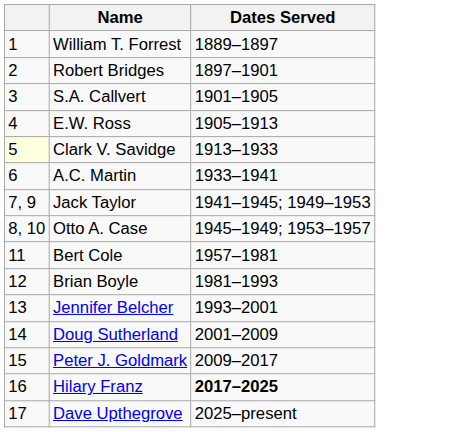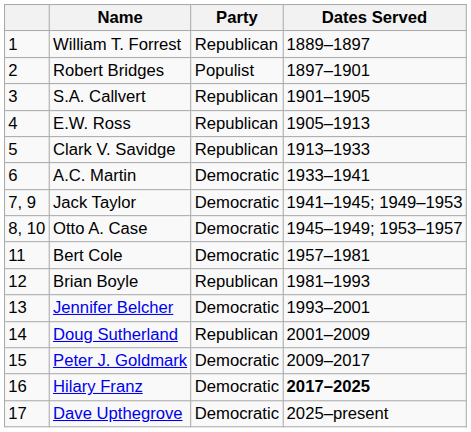+ column: (237, 17)
(13, 149) lightyellow background -> (13, 149) no background
